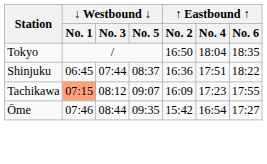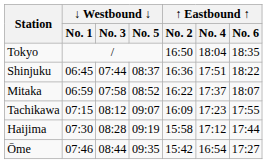+ row: (24, 91)
(79, 91) lightsalmon background -> (79, 110) no background
+ row: (27, 129)
